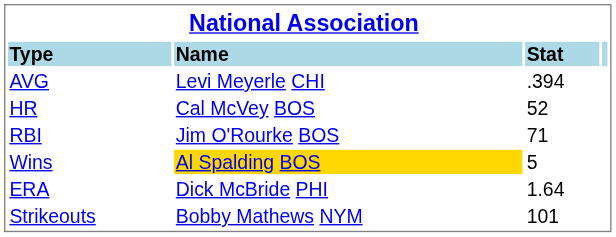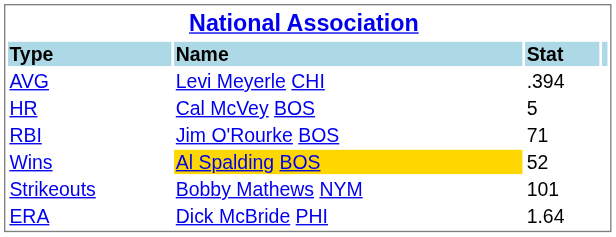(537, 108) 52 -> (532, 108) 5
(532, 162) 5 -> (537, 162) 52
rows swapped: (29, 189) <-> (53, 216)
